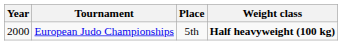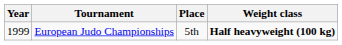(18, 31) 2000 -> (18, 31) 1999
